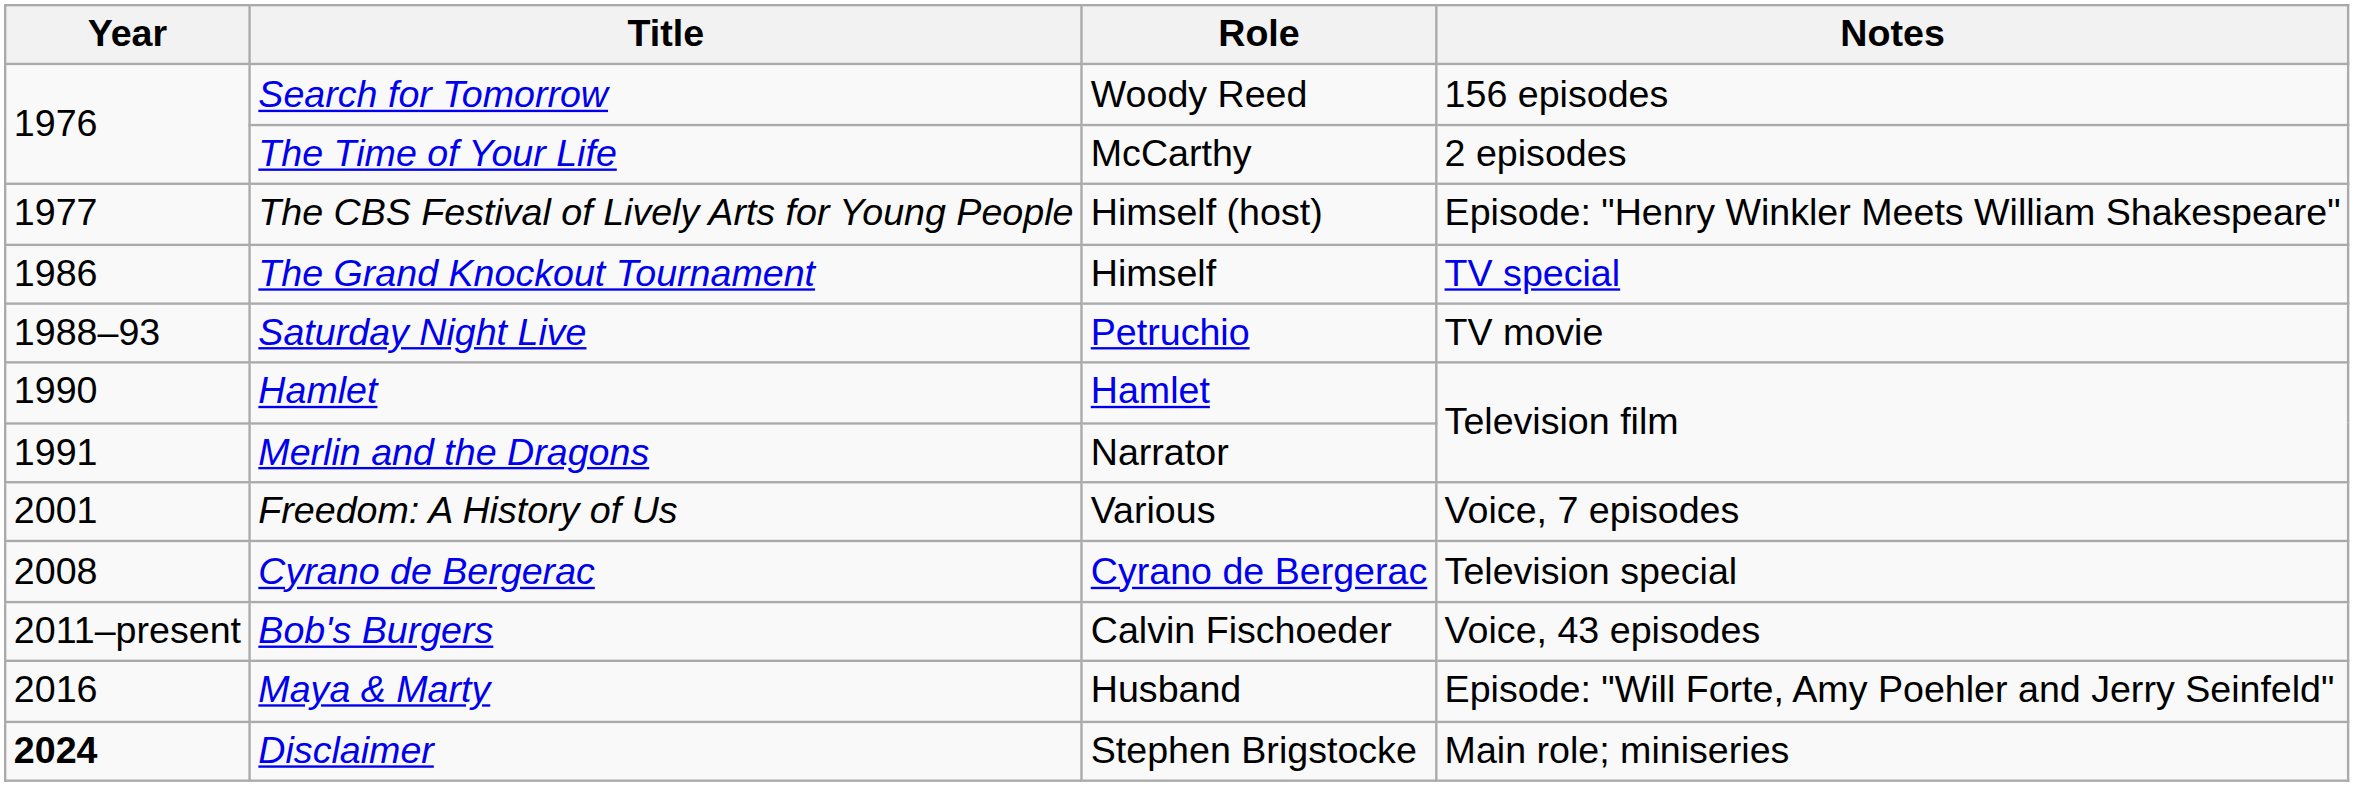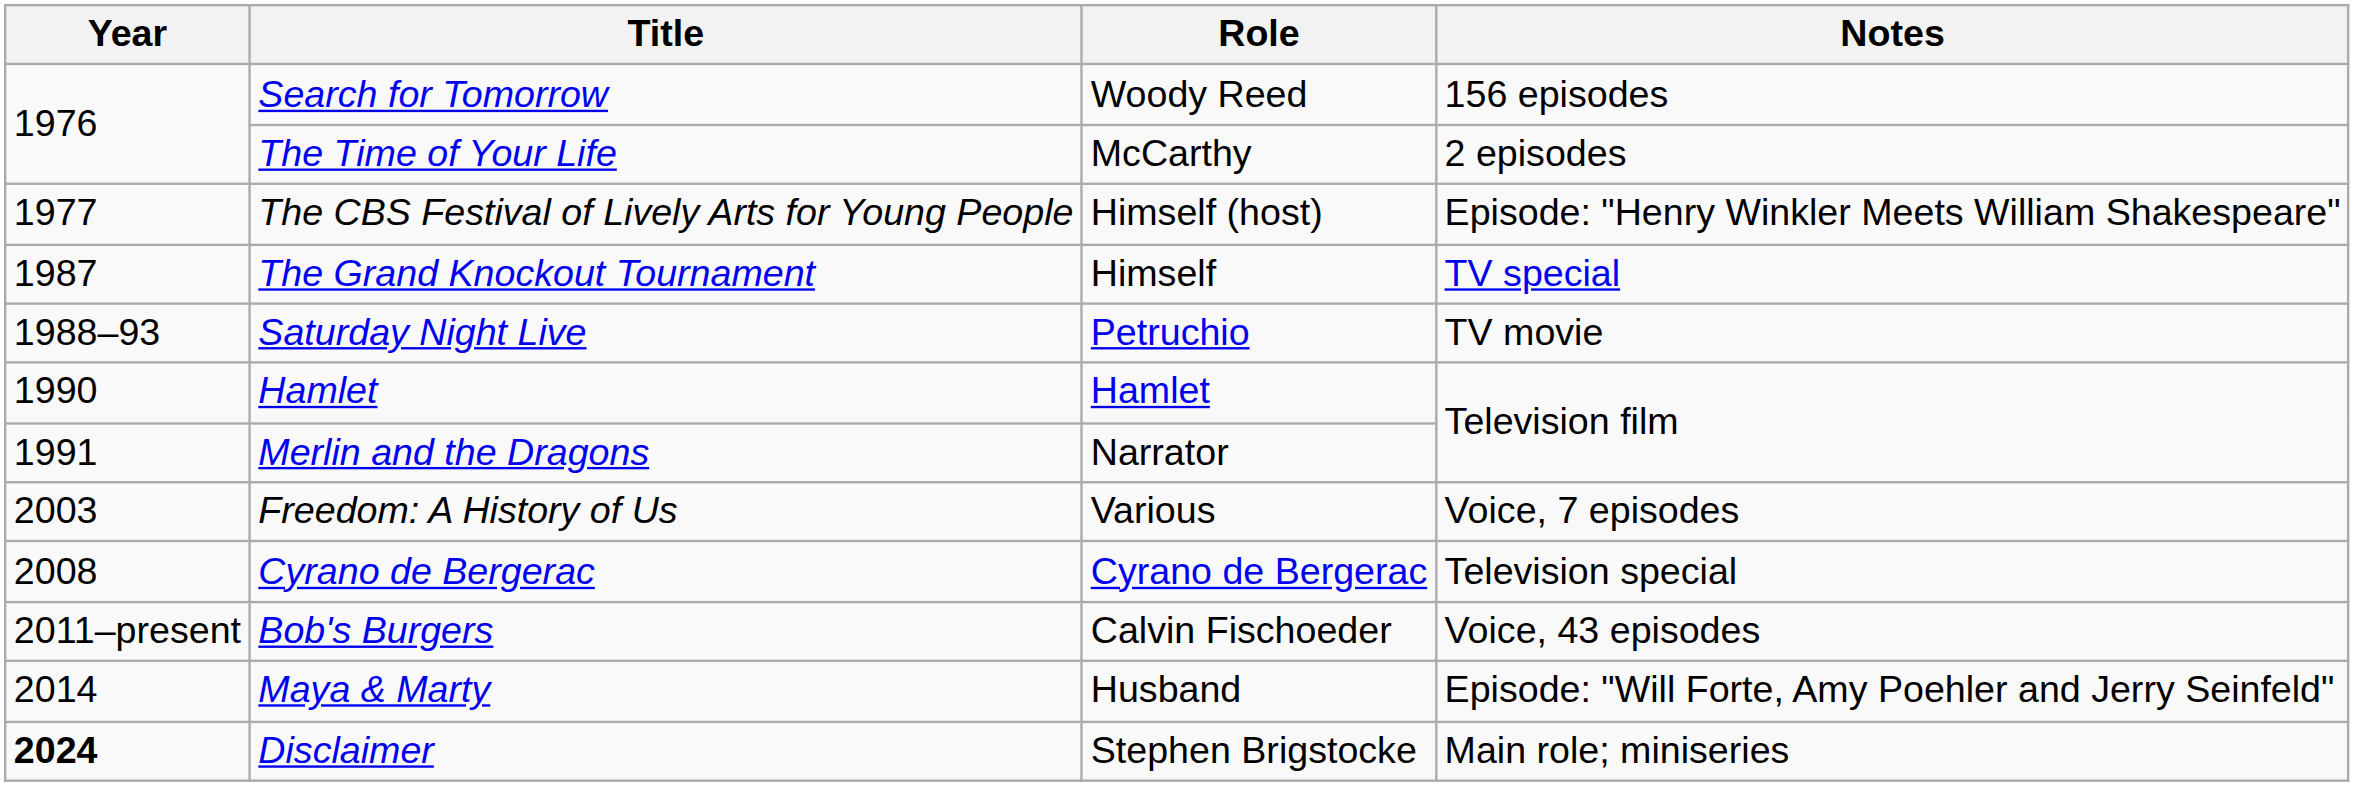(56, 272) 1986 -> (56, 272) 1987
(56, 511) 2001 -> (56, 511) 2003
(56, 690) 2016 -> (56, 690) 2014
